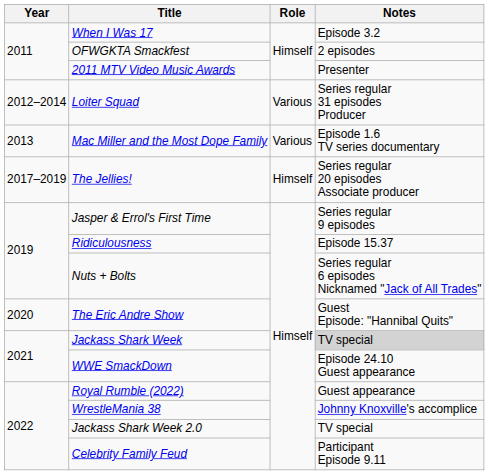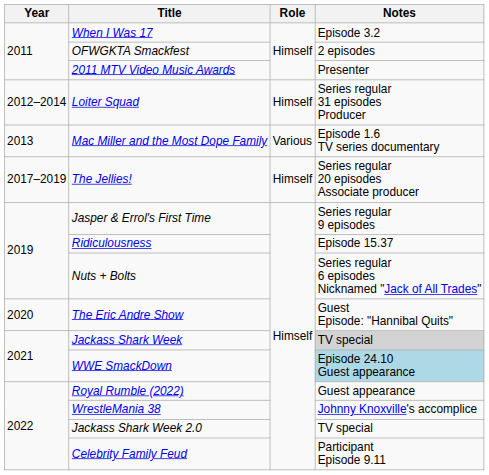(292, 102) Various -> (292, 102) Himself
(366, 365) no background -> (366, 365) lightblue background
